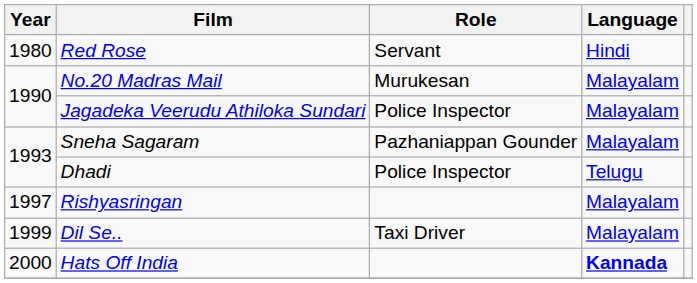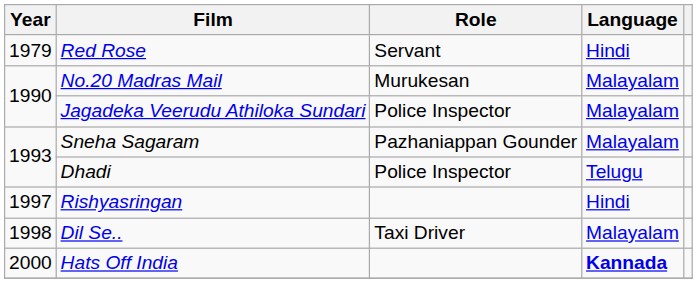(30, 50) 1980 -> (30, 50) 1979
(632, 202) Malayalam -> (608, 202) Hindi
(30, 232) 1999 -> (30, 232) 1998
